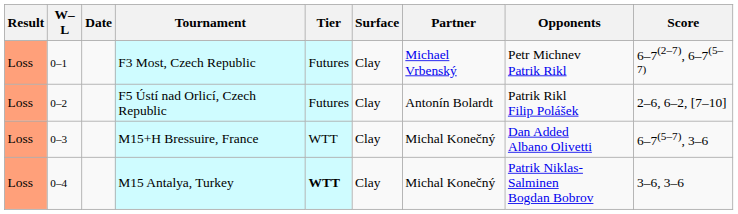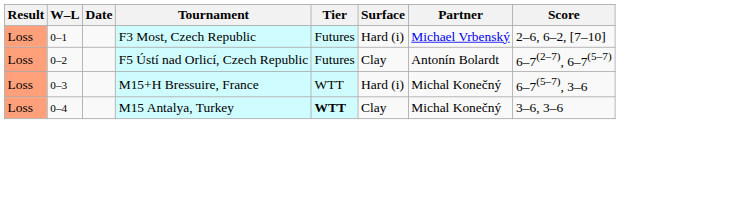- column: (569, 22)
(368, 62) Clay -> (382, 36) Hard (i)
(680, 60) 6–7(2–7), 6–7(5–7) -> (561, 36) 2–6, 6–2, [7–10]
(682, 102) 2–6, 6–2, [7–10] -> (564, 59) 6–7(2–7), 6–7(5–7)
(368, 139) Clay -> (382, 84) Hard (i)
